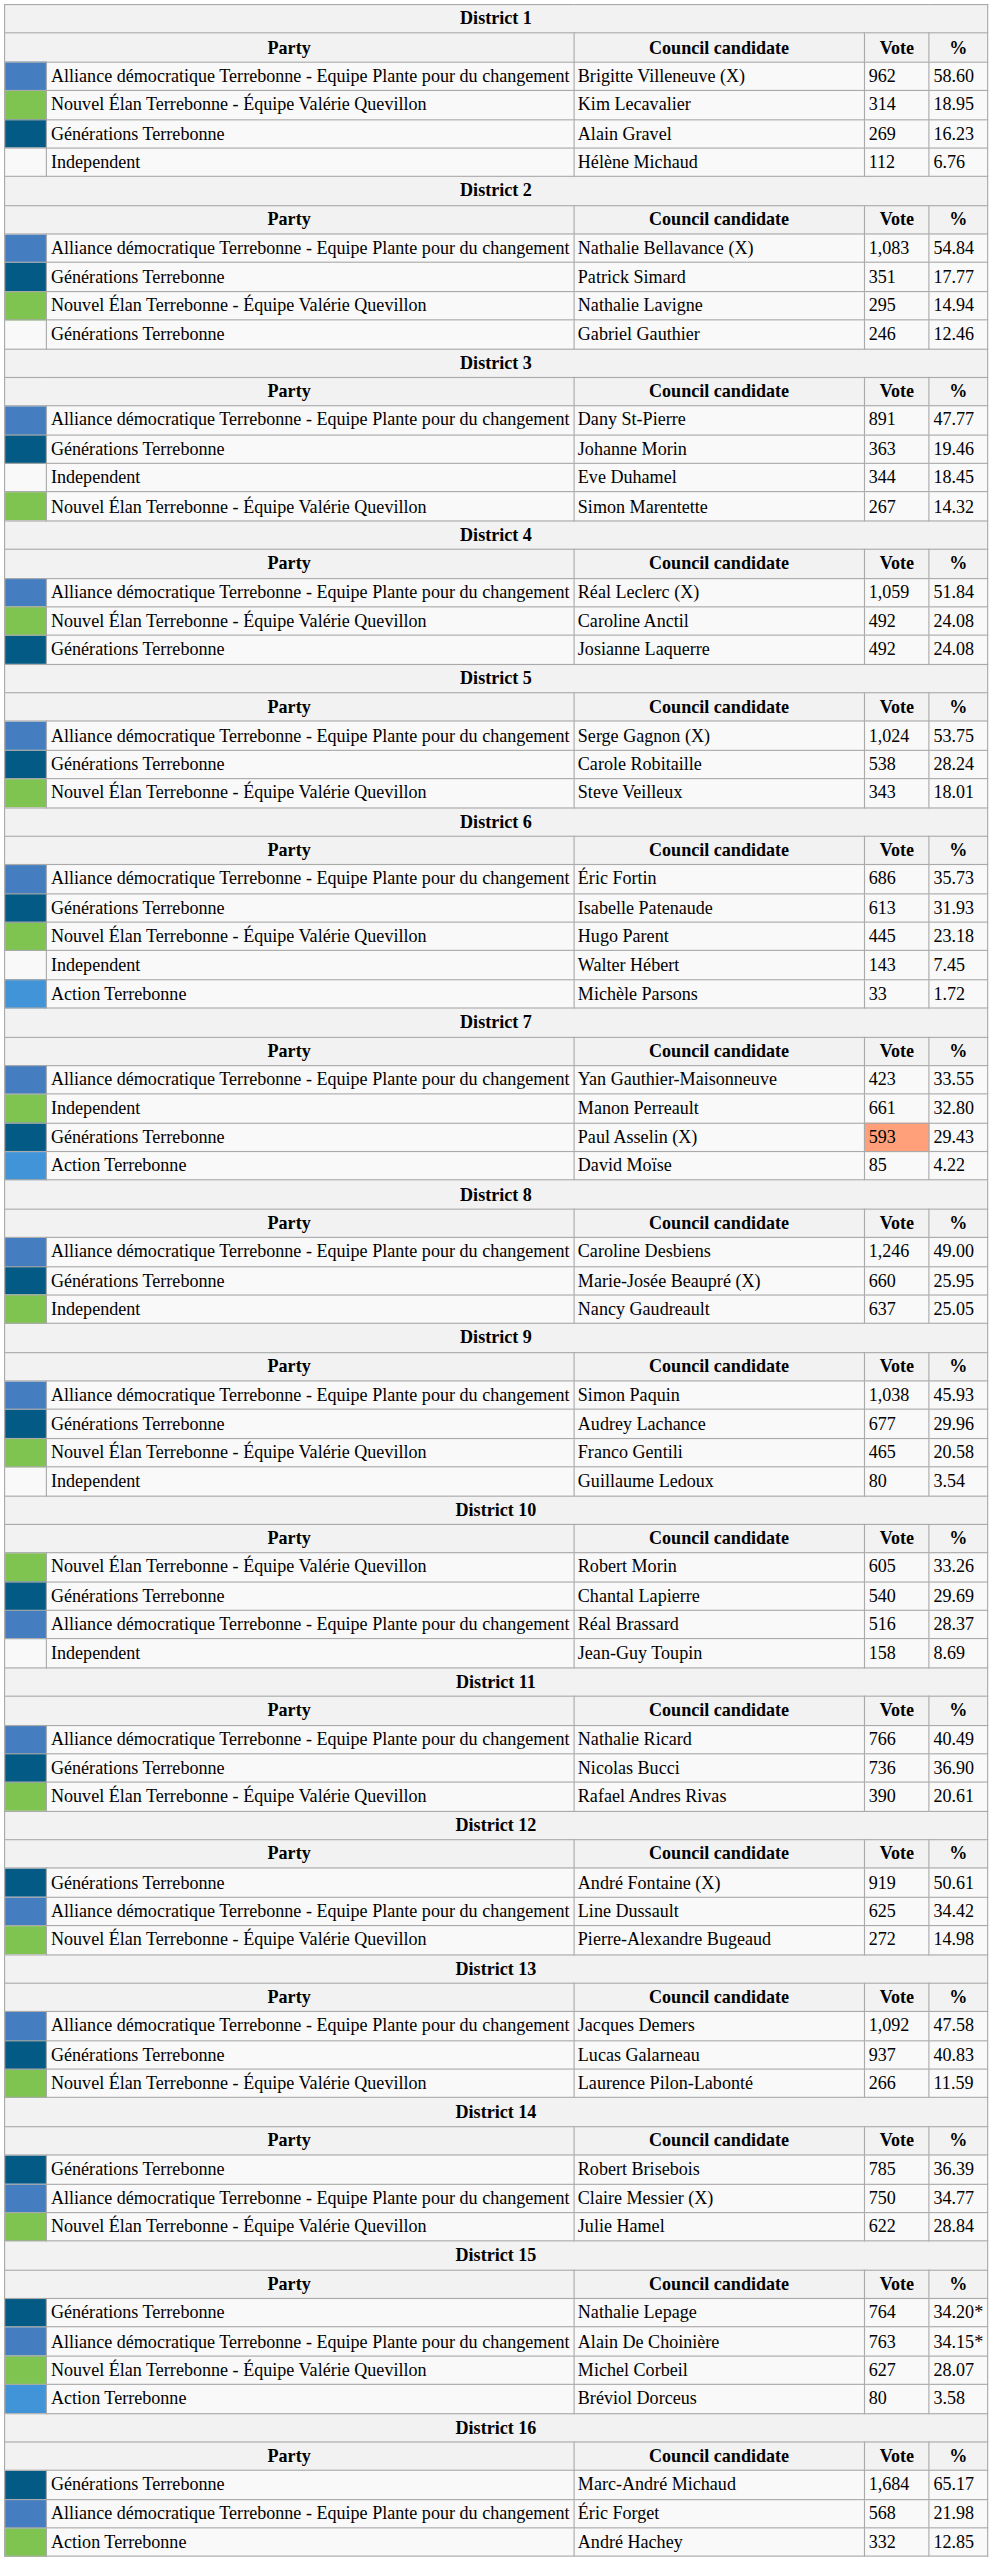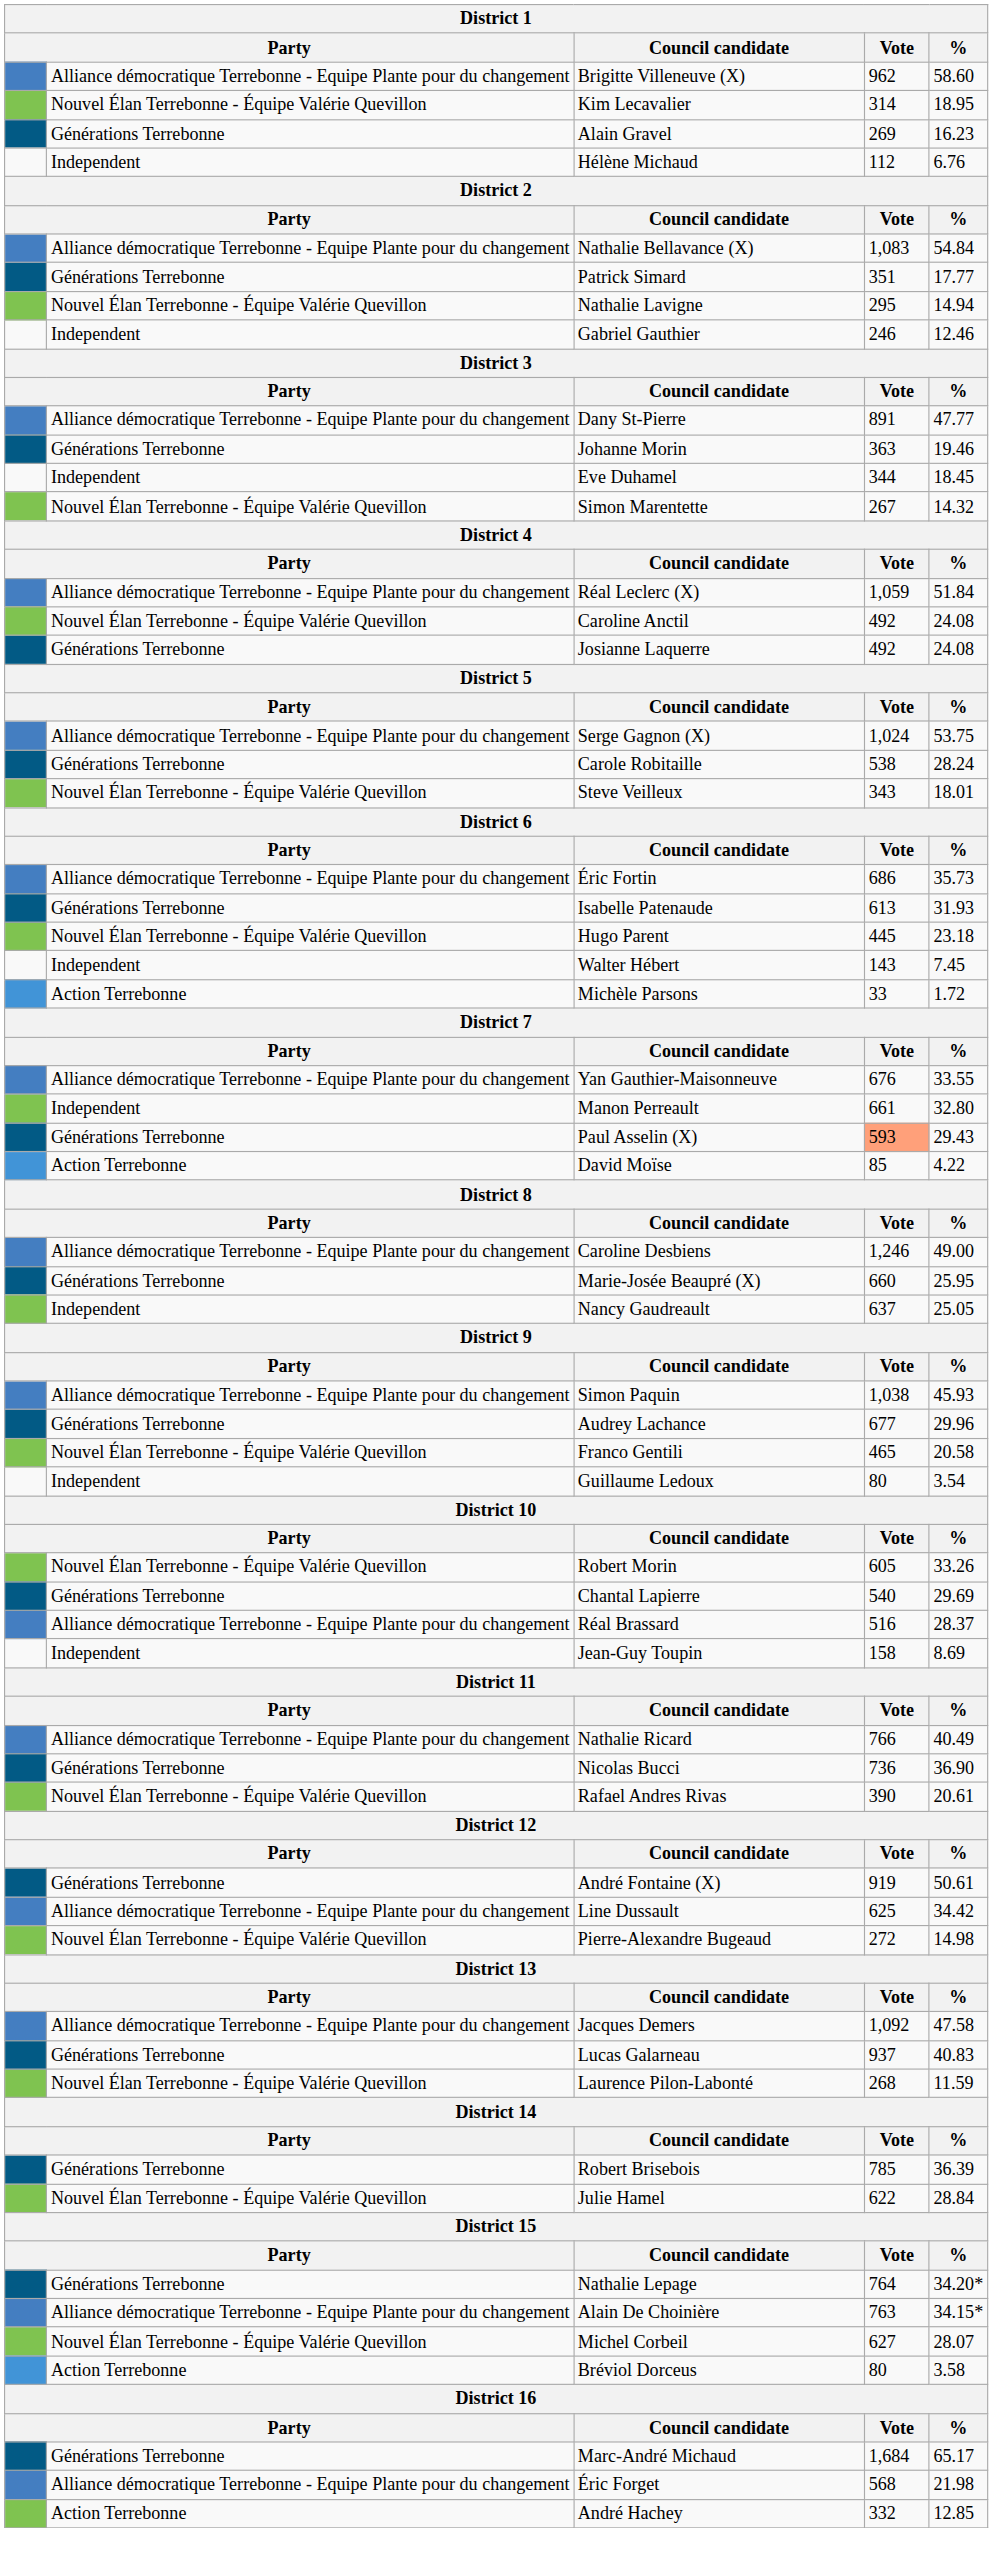(138, 334) Générations Terrebonne -> (96, 334) Independent
(882, 1079) 423 -> (882, 1079) 676
(882, 2083) 266 -> (882, 2083) 268
- row: (646, 2198)
